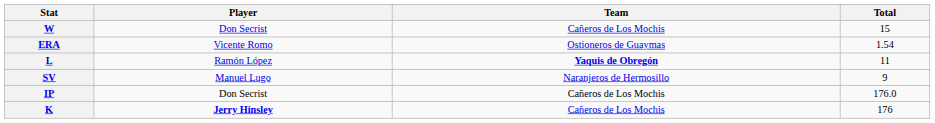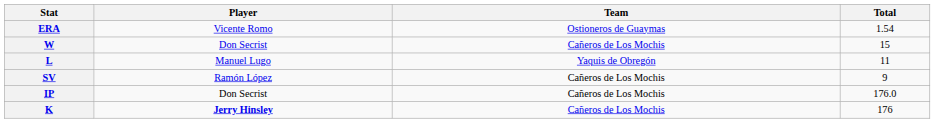rows swapped: (49, 45) <-> (49, 28)
(243, 61) Ramón López -> (243, 61) Manuel Lugo
(616, 61) bold -> (616, 61) normal
(243, 77) Manuel Lugo -> (243, 77) Ramón López
(616, 77) Naranjeros de Hermosillo -> (616, 77) Cañeros de Los Mochis
